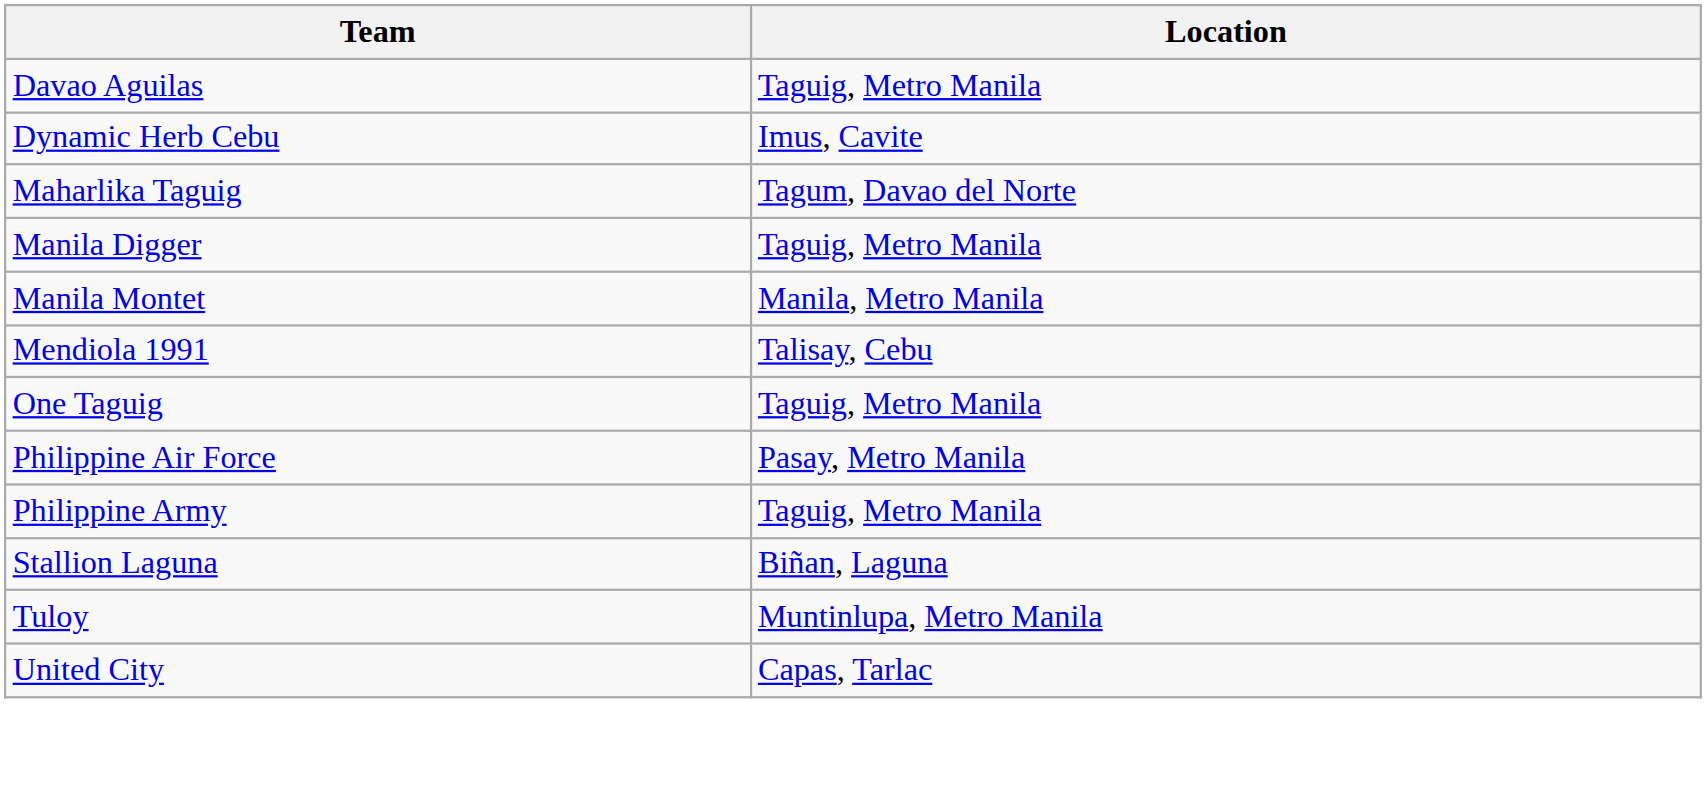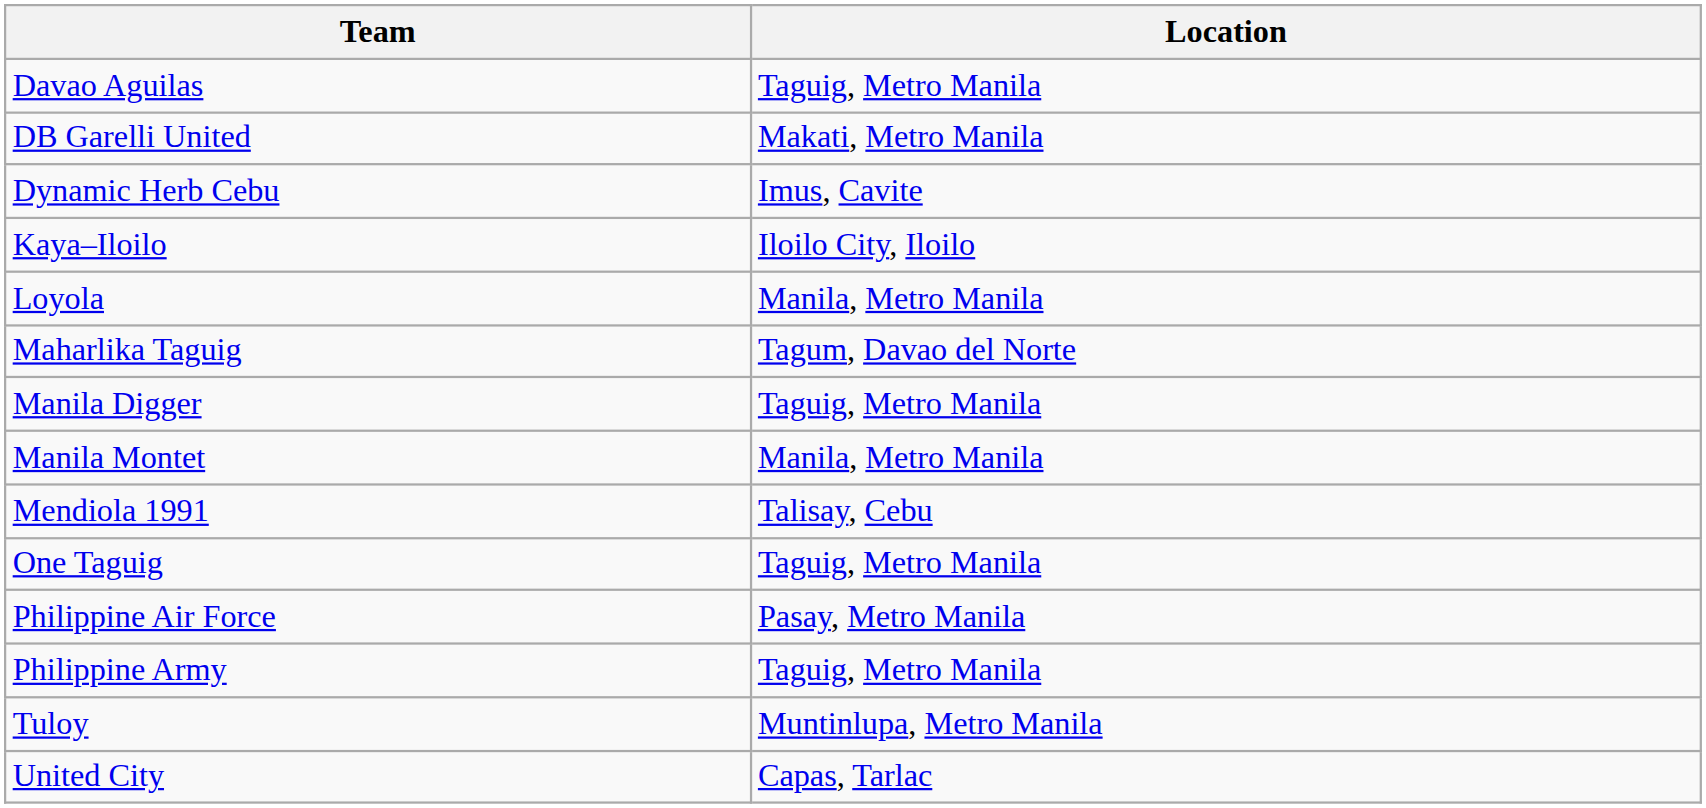+ row: (132, 137)
+ row: (90, 244)
+ row: (58, 297)
- row: (115, 563)
